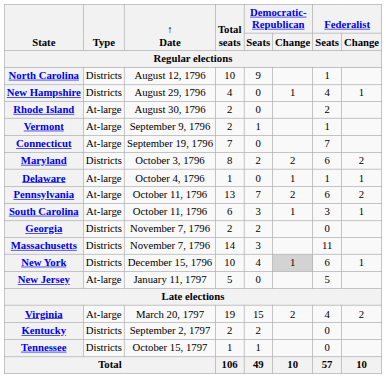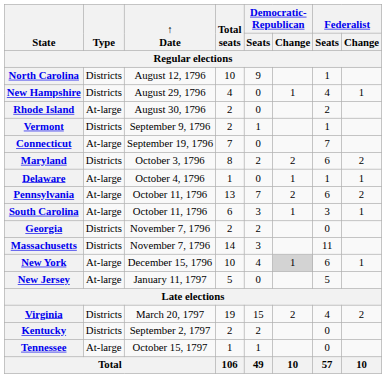(104, 127) At-large -> (104, 127) Districts
(104, 263) Districts -> (104, 263) At-large
(104, 314) At-large -> (104, 314) Districts
(104, 348) Districts -> (104, 348) At-large
